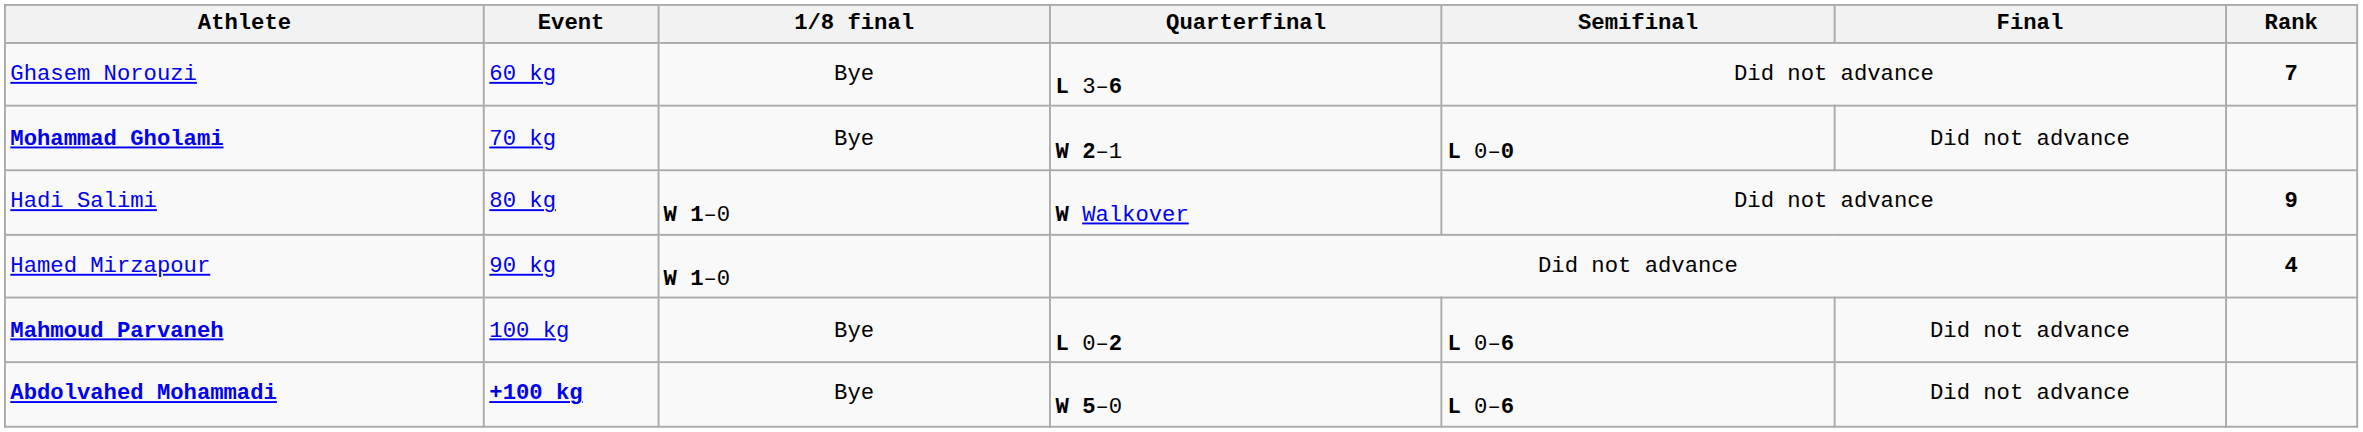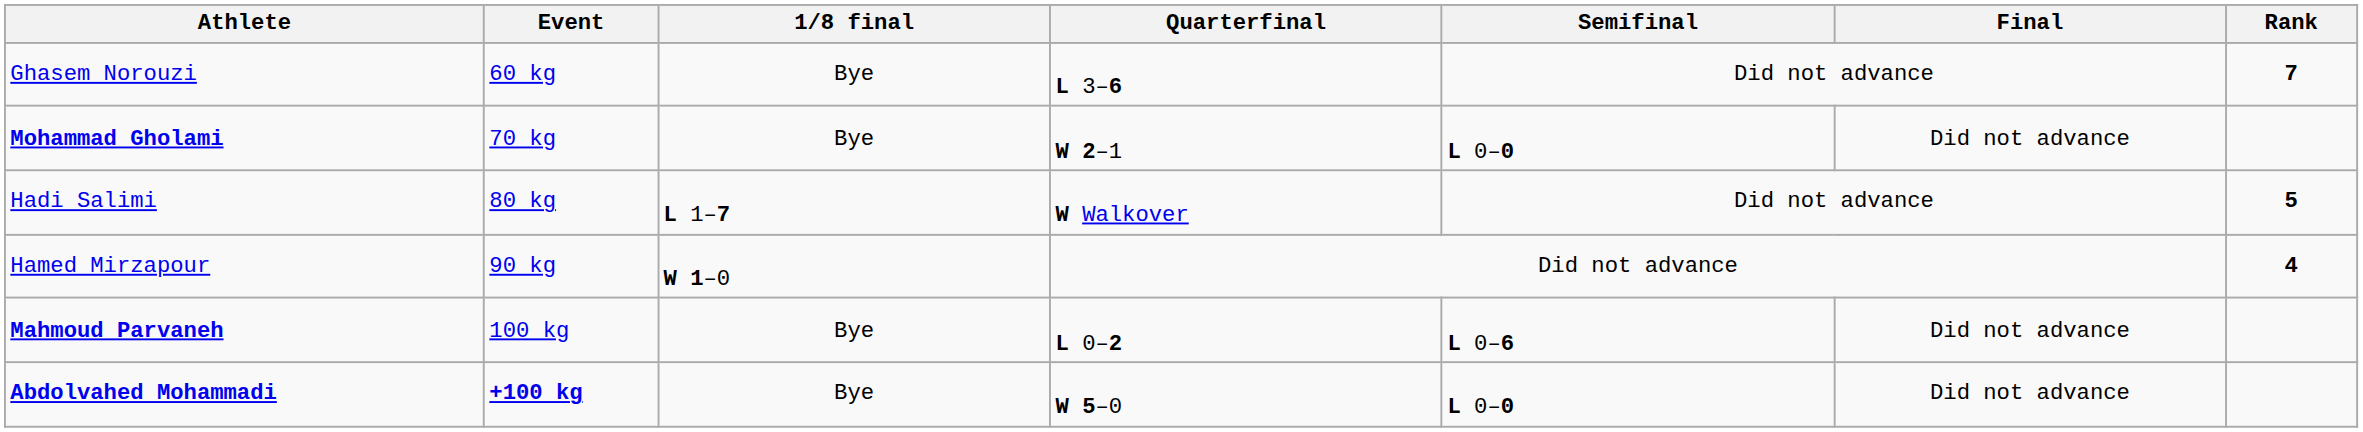(697, 215) W 1–0 -> (697, 215) L 1–7
(2291, 202) 9 -> (2291, 202) 5
(1481, 407) L 0–6 -> (1481, 407) L 0–0
